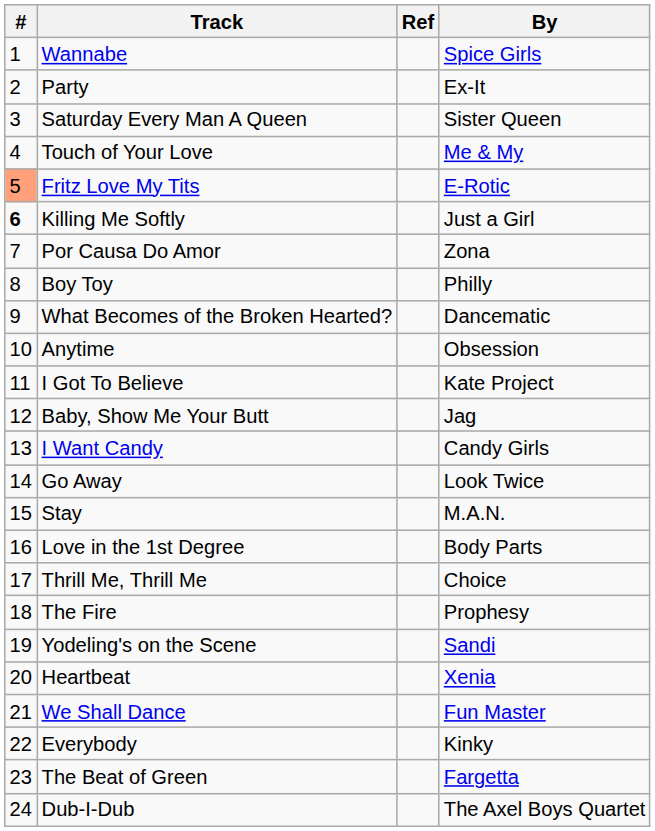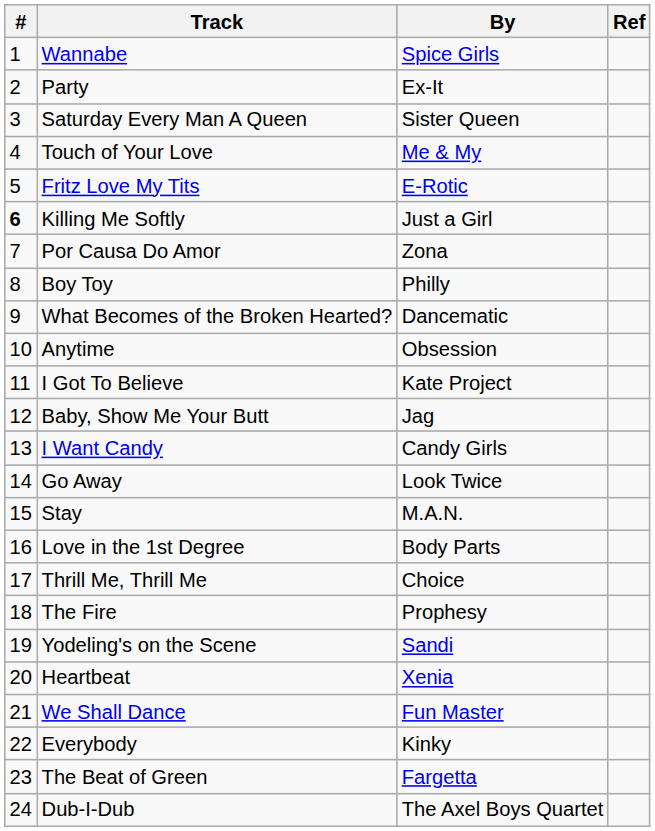columns swapped: (545, 21) <-> (418, 21)
(15, 185) lightsalmon background -> (15, 185) no background
